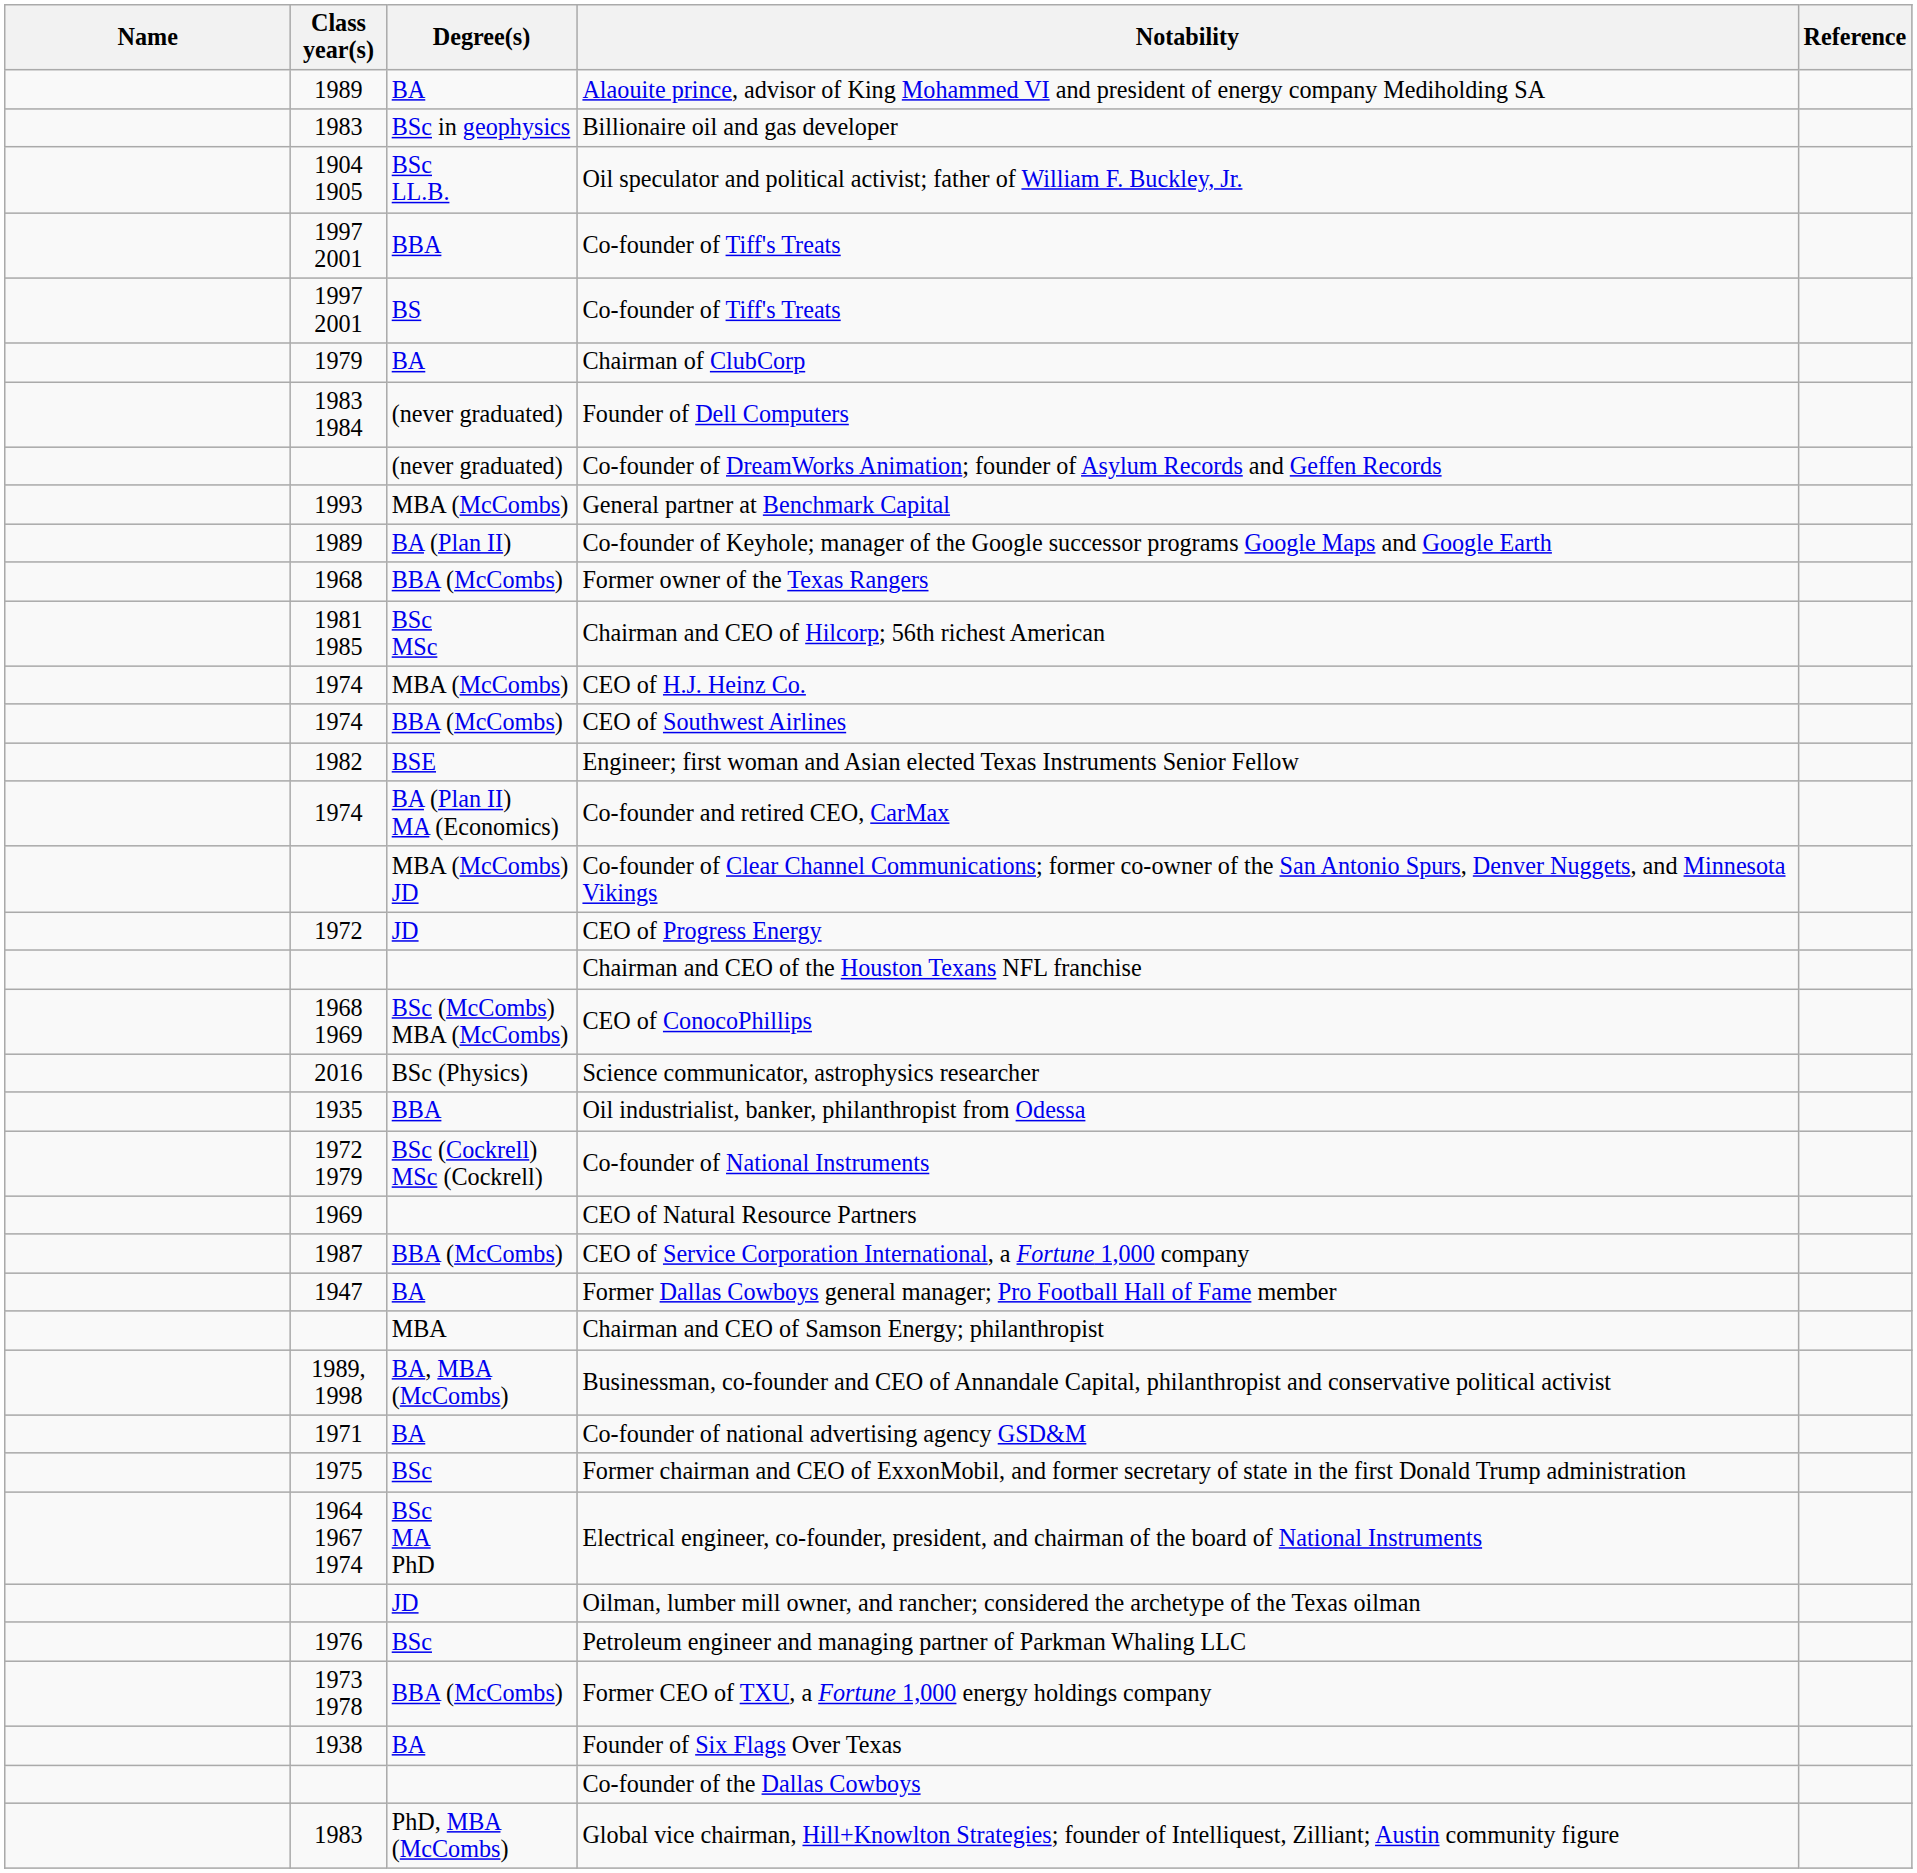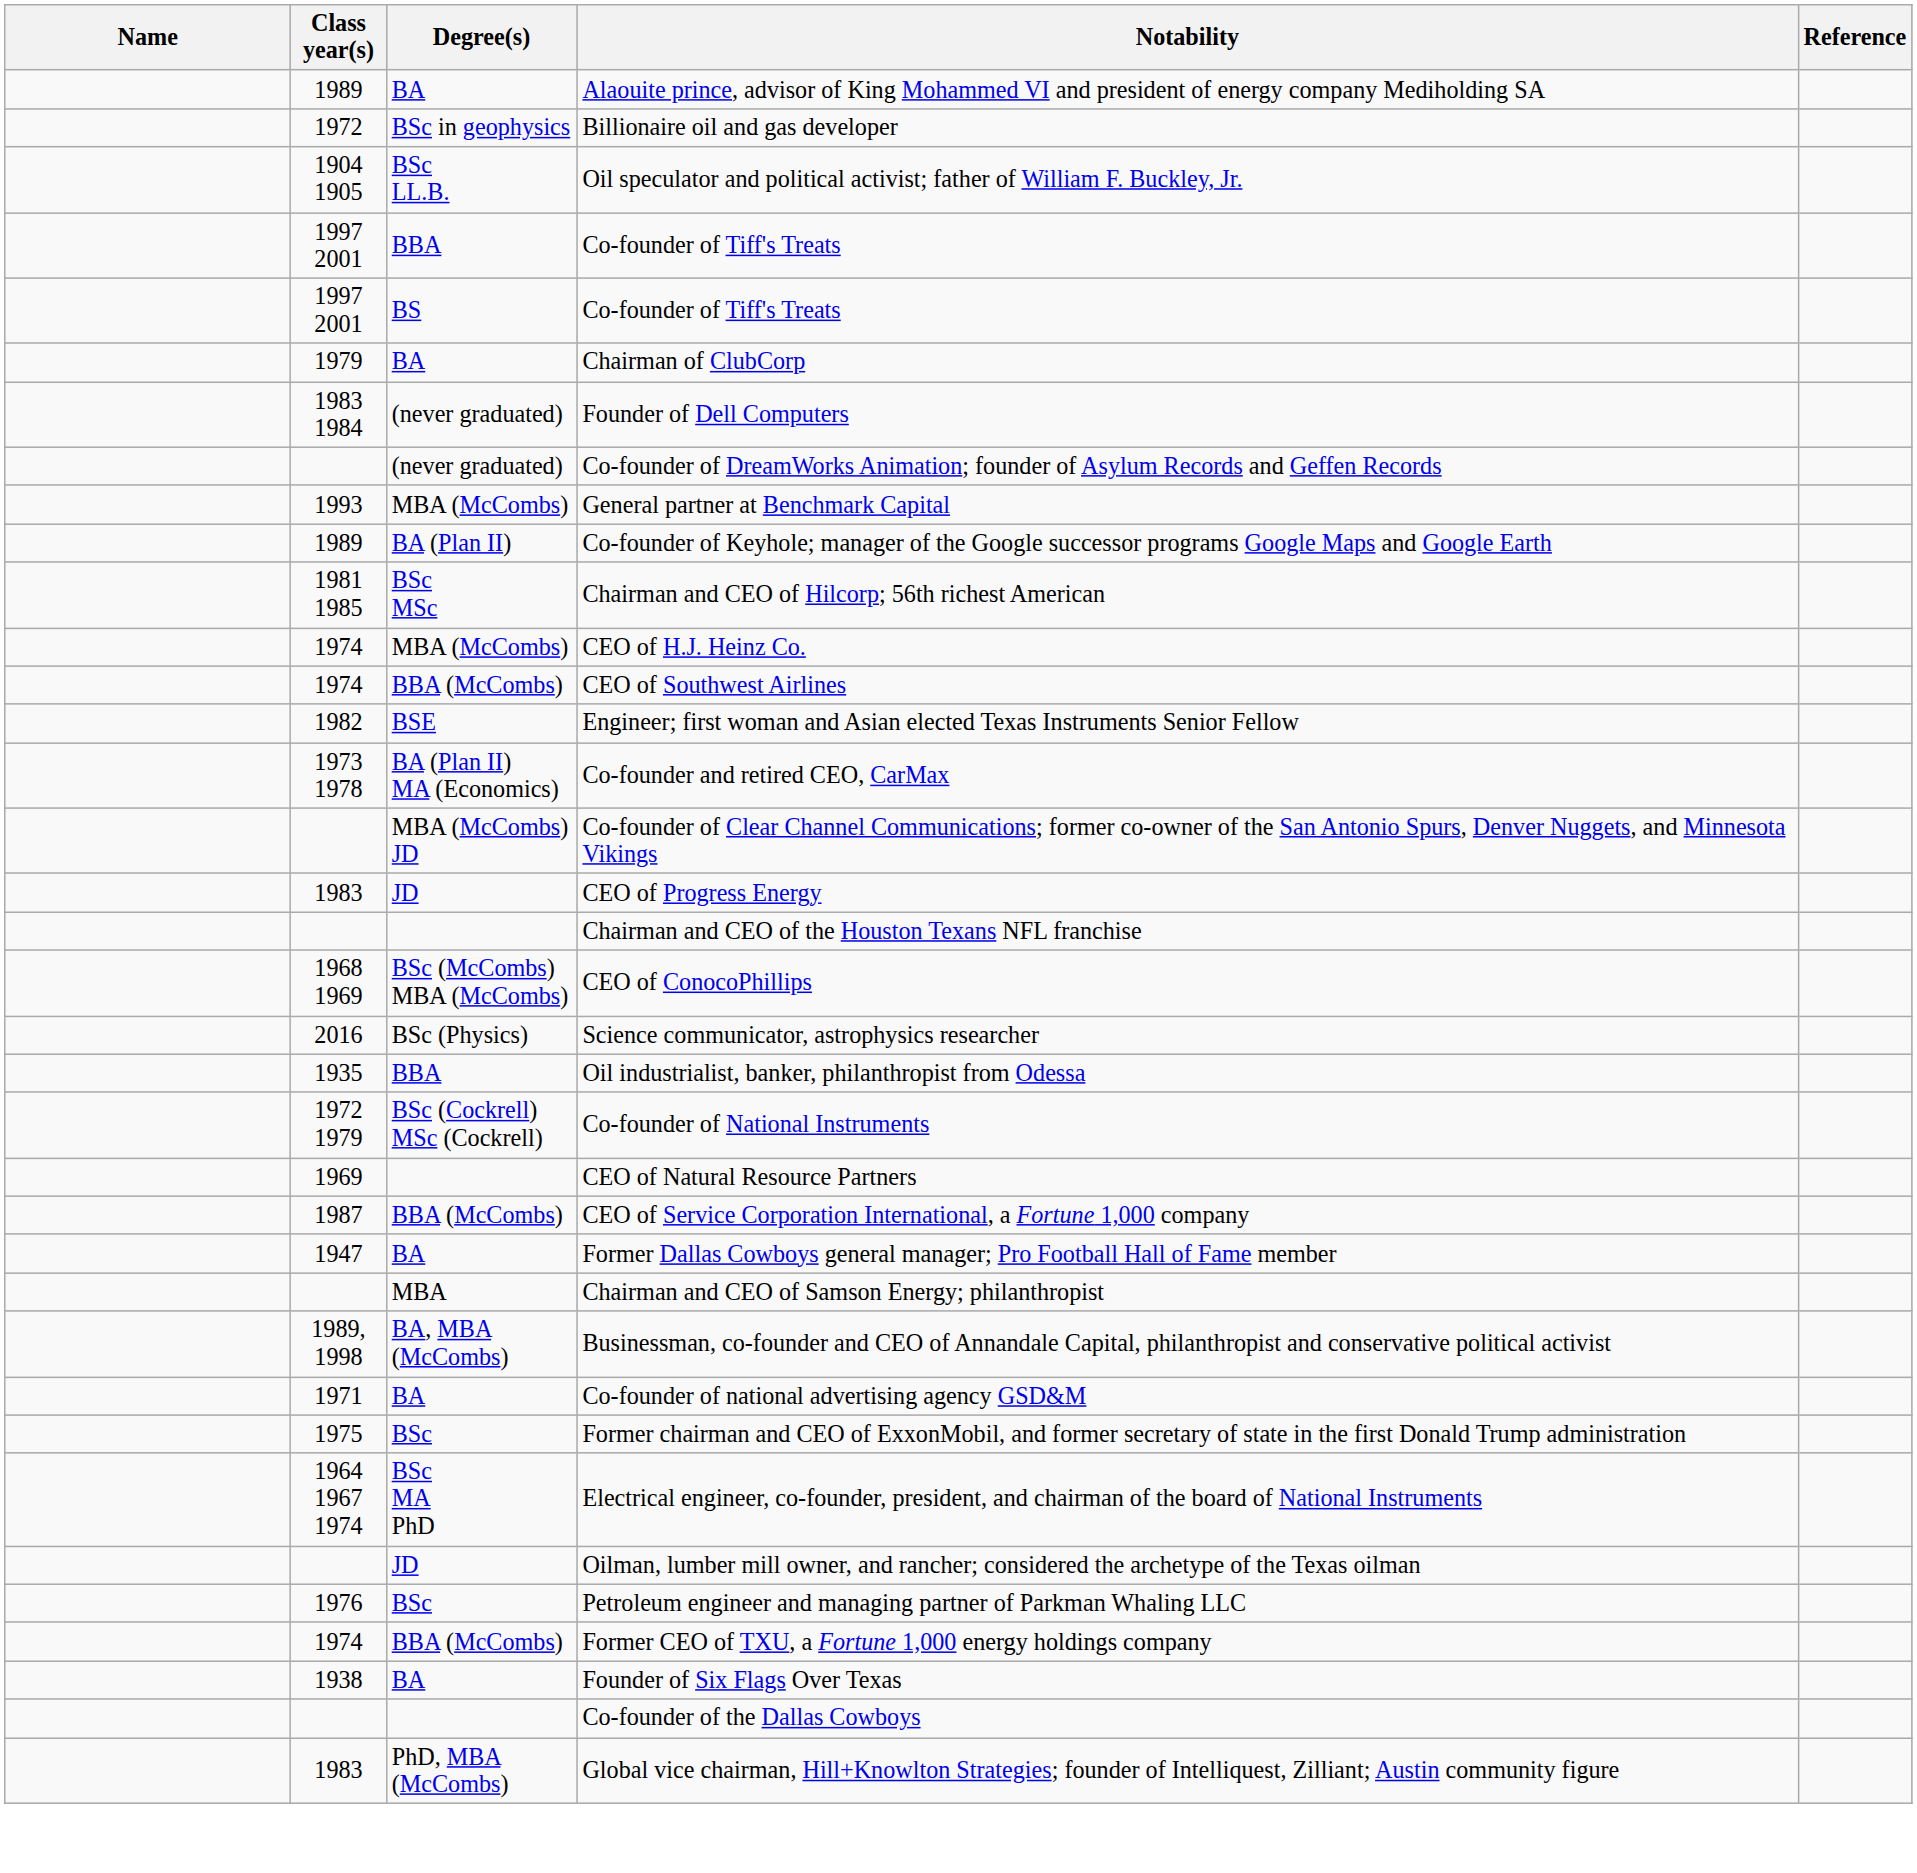(338, 127) 1983 -> (338, 127) 1972
- row: (477, 581)
(338, 813) 1974 -> (338, 775) 1973 1978
(338, 930) 1972 -> (338, 892) 1983
(338, 1693) 1973 1978 -> (338, 1641) 1974
